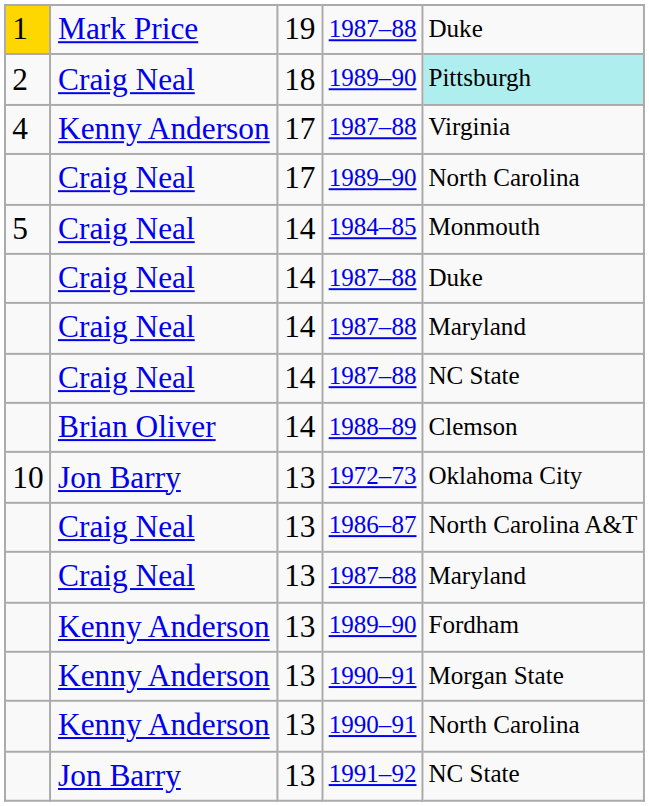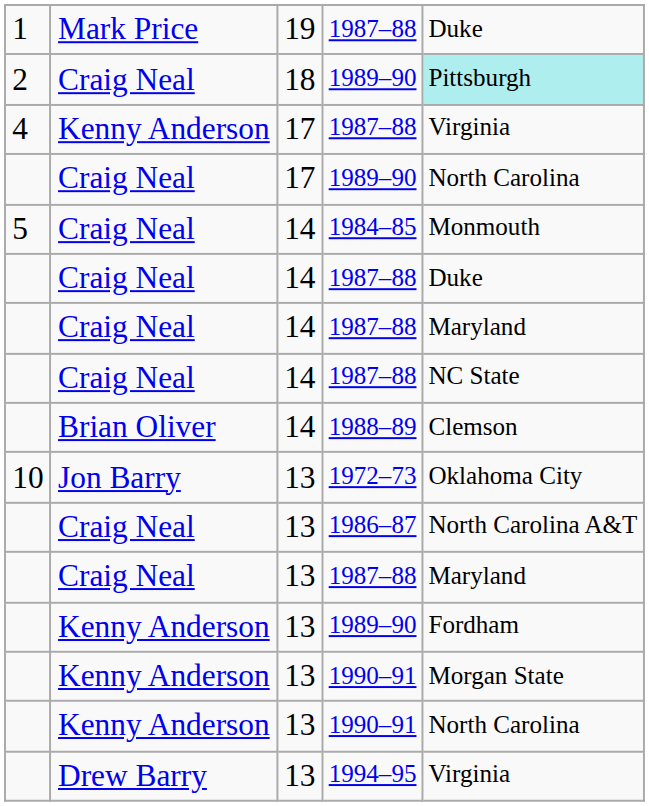(20, 29) gold background -> (20, 29) no background
- row: (300, 775)
+ row: (300, 775)
